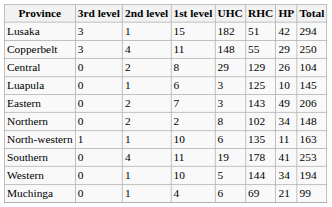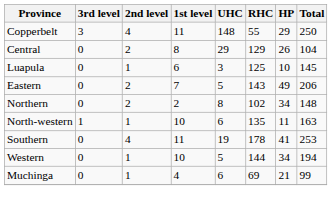- row: (23, 31)
(220, 103) 3 -> (220, 85) 5
